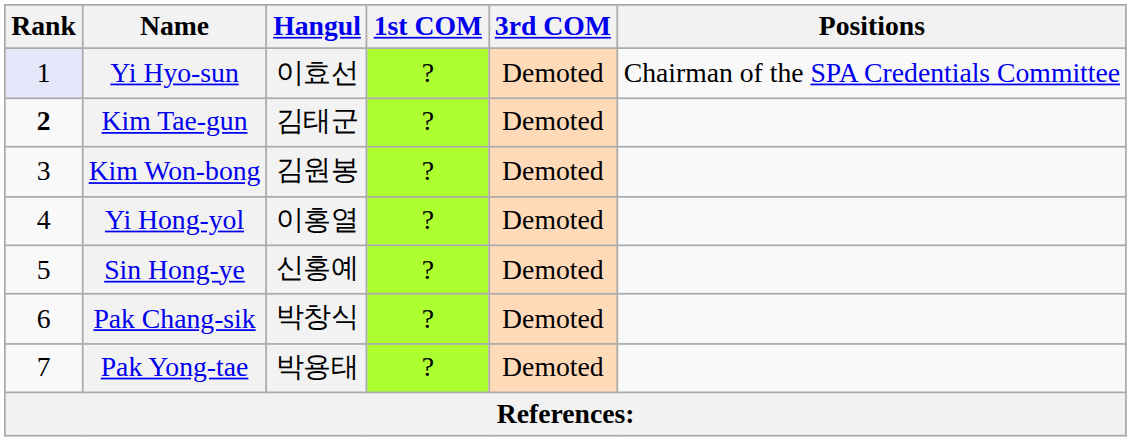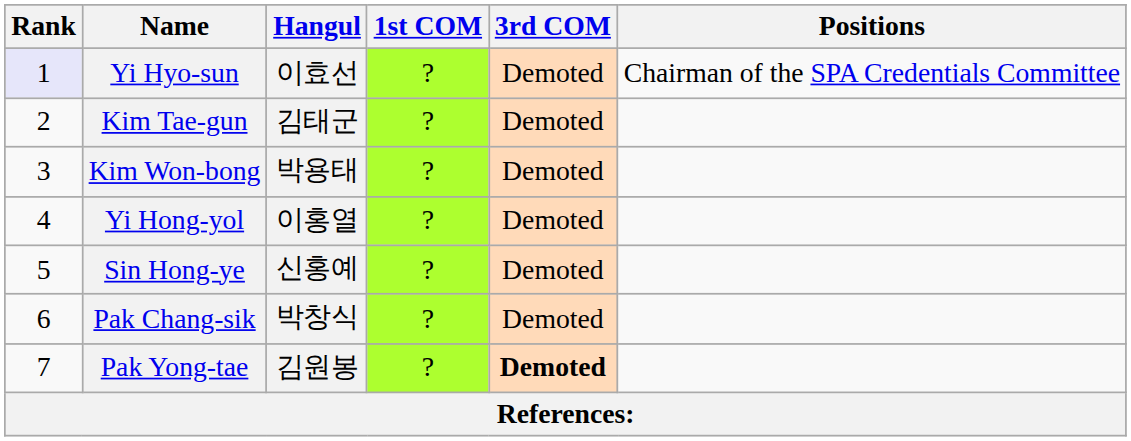(44, 122) bold -> (44, 122) normal
(317, 170) 김원봉 -> (317, 170) 박용태
(317, 366) 박용태 -> (317, 366) 김원봉
(553, 367) normal -> (553, 367) bold
